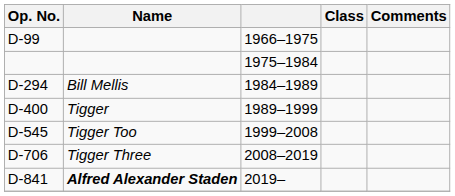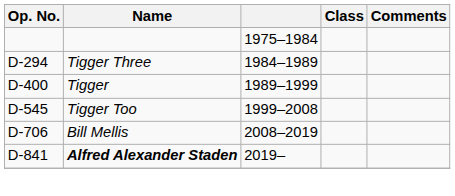- row: (24, 39)
(98, 86) Bill Mellis -> (109, 62) Tigger Three
(109, 156) Tigger Three -> (98, 132) Bill Mellis
